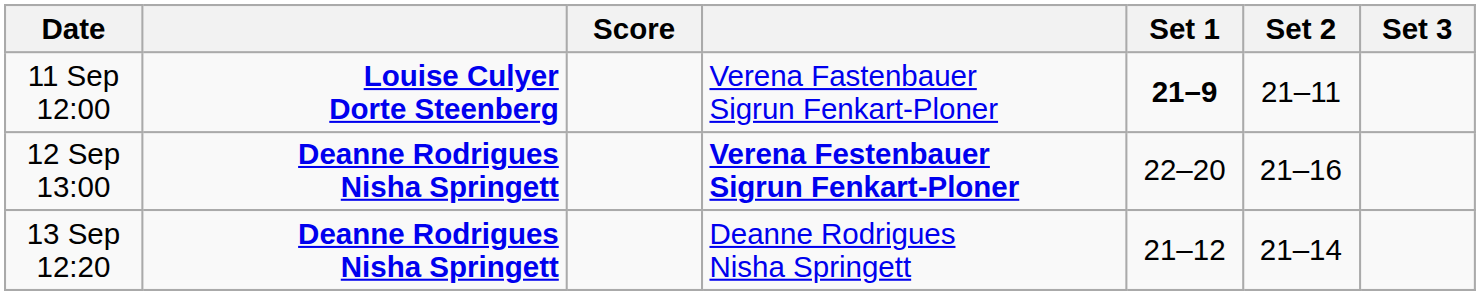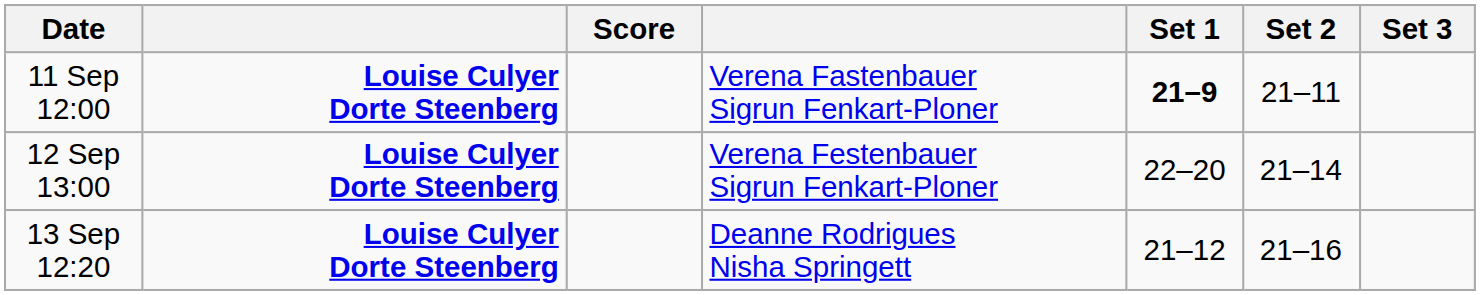(428, 171) Deanne Rodrigues Nisha Springett -> (444, 171) Louise Culyer Dorte Steenberg
(864, 171) bold -> (854, 171) normal
(1301, 171) 21–16 -> (1301, 171) 21–14
(428, 251) Deanne Rodrigues Nisha Springett -> (444, 251) Louise Culyer Dorte Steenberg
(1301, 251) 21–14 -> (1301, 251) 21–16
